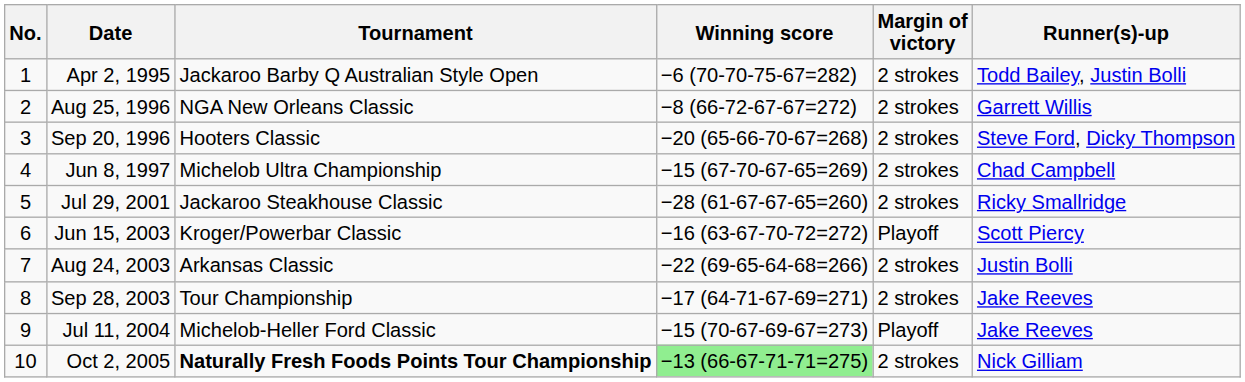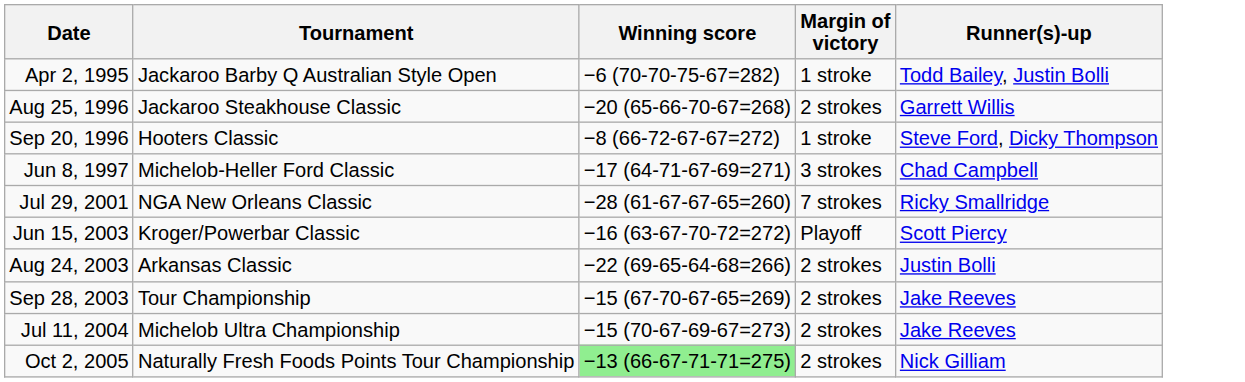- column: (25, 32)
(918, 75) 2 strokes -> (836, 75) 1 stroke
(297, 107) NGA New Orleans Classic -> (269, 107) Jackaroo Steakhouse Classic
(759, 107) −8 (66-72-67-67=272) -> (687, 107) −20 (65-66-70-67=268)
(764, 138) −20 (65-66-70-67=268) -> (682, 138) −8 (66-72-67-67=272)
(918, 138) 2 strokes -> (836, 138) 1 stroke
(310, 170) Michelob Ultra Championship -> (266, 170) Michelob-Heller Ford Classic
(764, 170) −15 (67-70-67-65=269) -> (687, 170) −17 (64-71-67-69=271)
(918, 170) 2 strokes -> (841, 170) 3 strokes
(311, 202) Jackaroo Steakhouse Classic -> (255, 202) NGA New Orleans Classic
(918, 202) 2 strokes -> (841, 202) 7 strokes
(764, 297) −17 (64-71-67-69=271) -> (687, 297) −15 (67-70-67-65=269)
(308, 329) Michelob-Heller Ford Classic -> (269, 329) Michelob Ultra Championship
(908, 329) Playoff -> (841, 329) 2 strokes
(416, 361) bold -> (356, 361) normal
